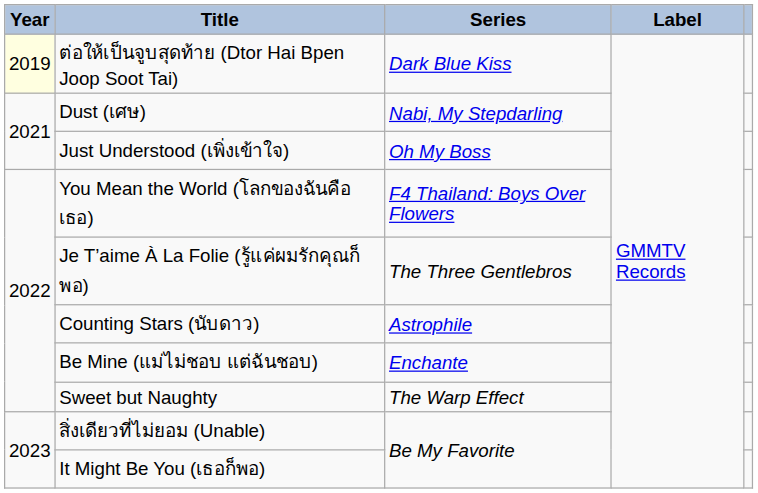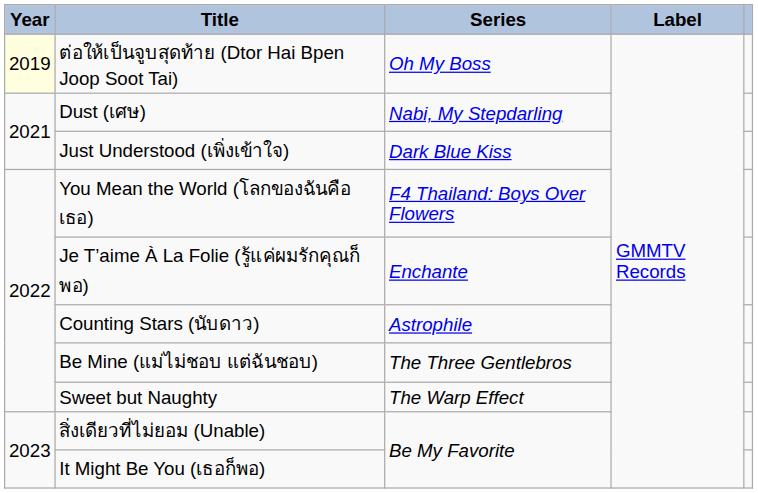(450, 64) Dark Blue Kiss -> (440, 64) Oh My Boss
(440, 151) Oh My Boss -> (450, 151) Dark Blue Kiss
(480, 272) The Three Gentlebros -> (428, 272) Enchante
(428, 363) Enchante -> (480, 363) The Three Gentlebros
